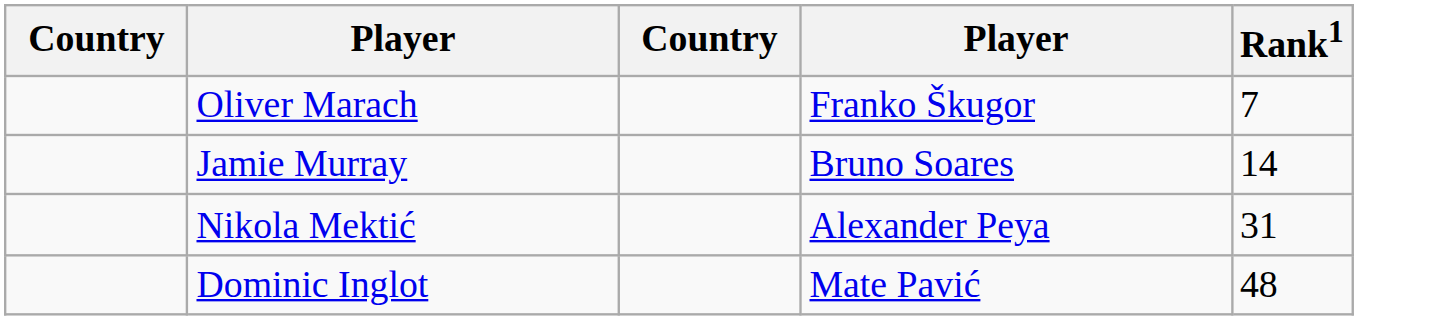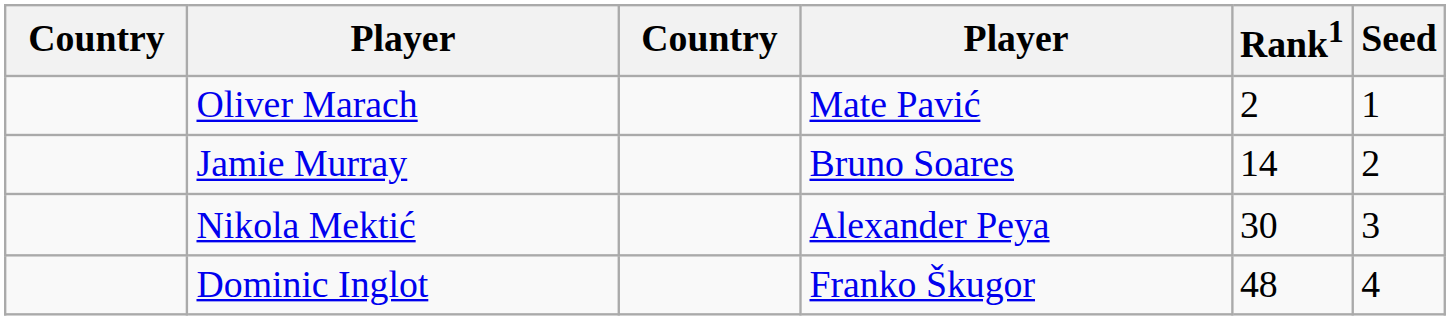+ column: (1399, 39)
(922, 104) Franko Škugor -> (895, 104) Mate Pavić
(1249, 104) 7 -> (1249, 104) 2
(1259, 224) 31 -> (1259, 224) 30
(895, 284) Mate Pavić -> (922, 284) Franko Škugor
